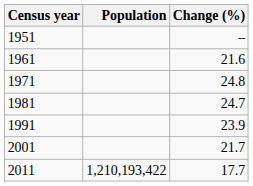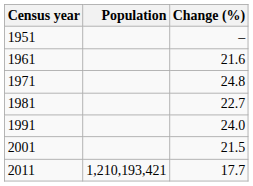(233, 103) 24.7 -> (233, 103) 22.7
(233, 125) 23.9 -> (233, 125) 24.0
(233, 147) 21.7 -> (233, 147) 21.5
(126, 170) 1,210,193,422 -> (126, 170) 1,210,193,421
